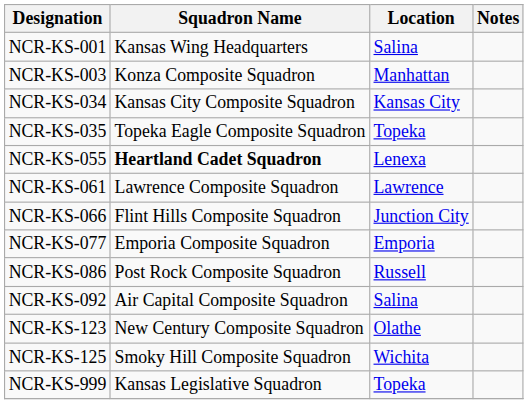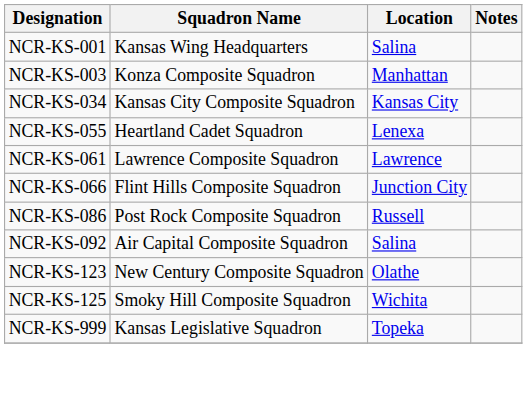- row: (57, 131)
(218, 159) bold -> (209, 131) normal
- row: (57, 243)
